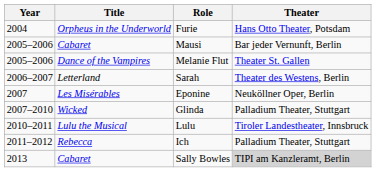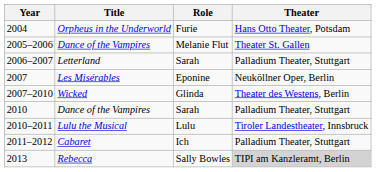- row: (30, 45)
(292, 77) Theater des Westens, Berlin -> (292, 61) Palladium Theater, Stuttgart
(292, 110) Palladium Theater, Stuttgart -> (292, 93) Theater des Westens, Berlin
+ row: (17, 110)
(75, 142) Rebecca -> (74, 142) Cabaret
(74, 158) Cabaret -> (75, 158) Rebecca
